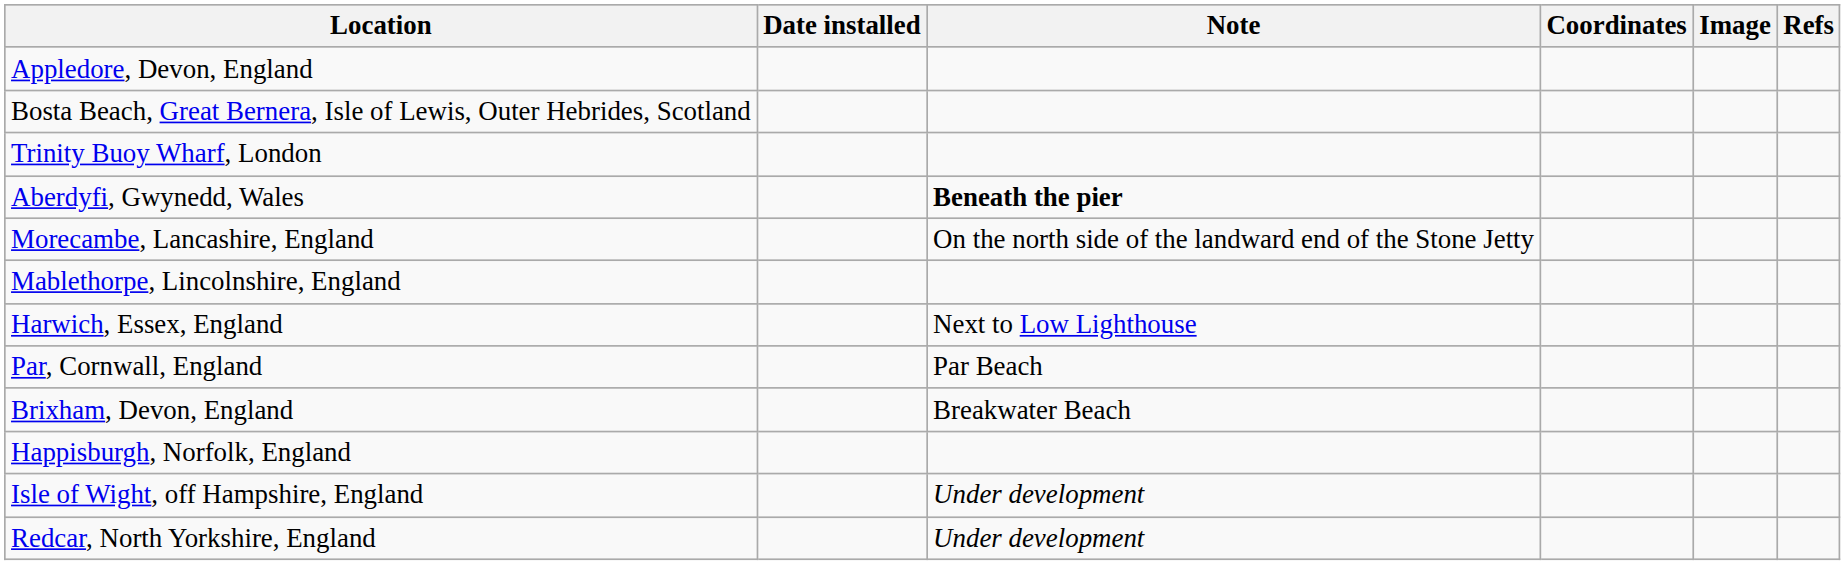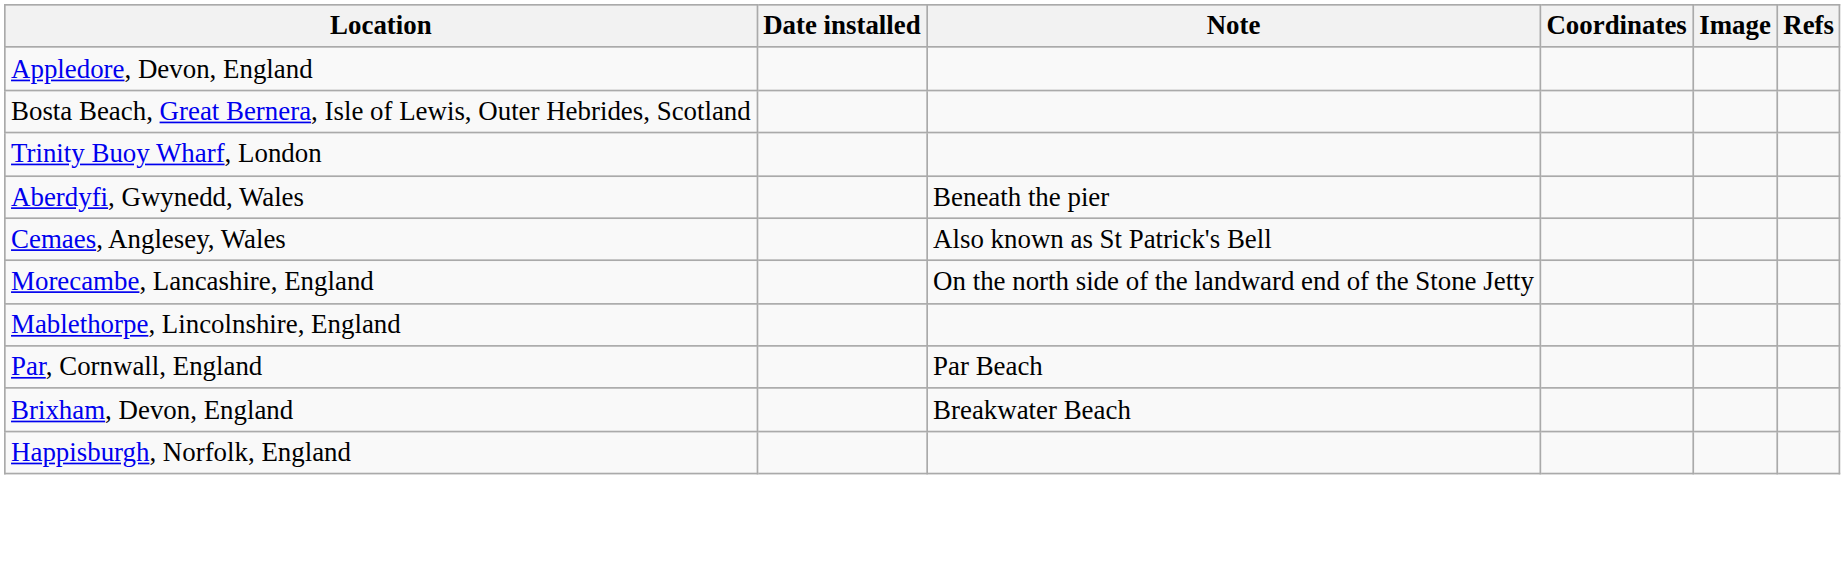(1028, 196) bold -> (1021, 196) normal
+ row: (148, 238)
- row: (147, 324)
- row: (217, 494)
- row: (193, 537)
